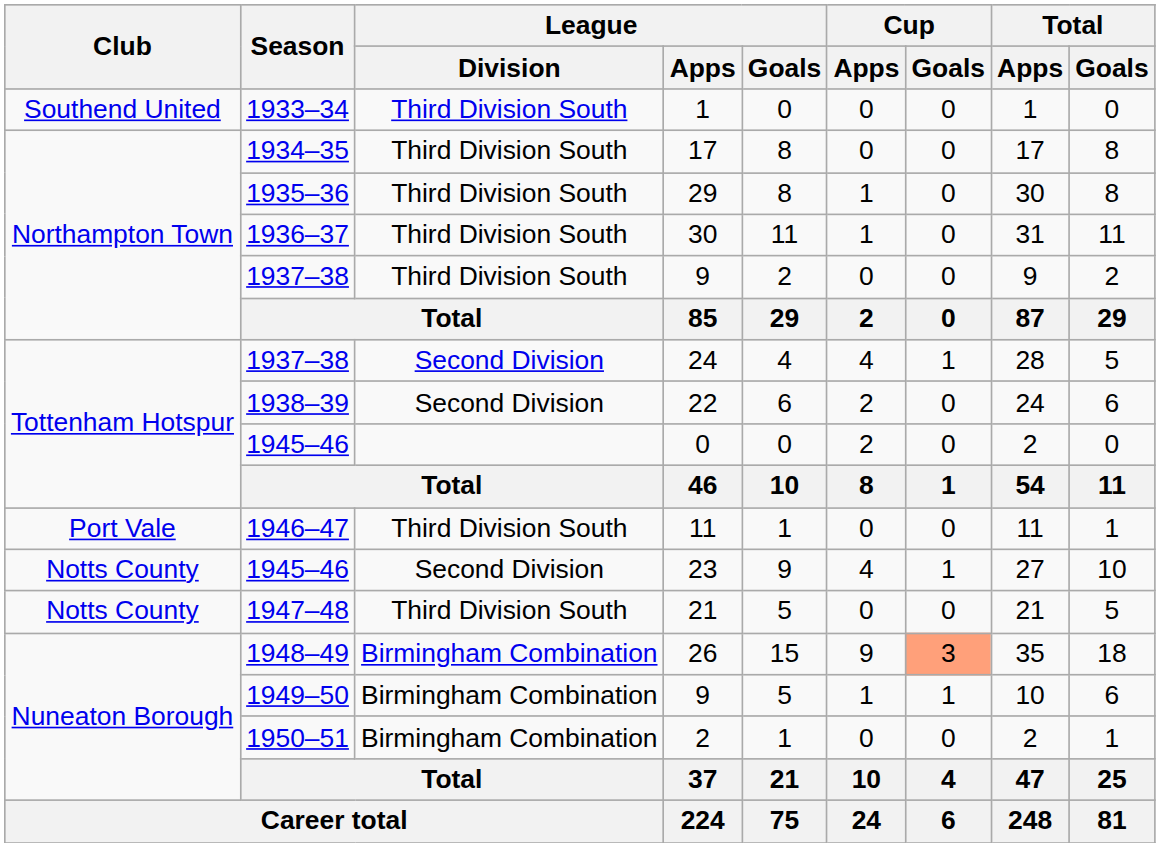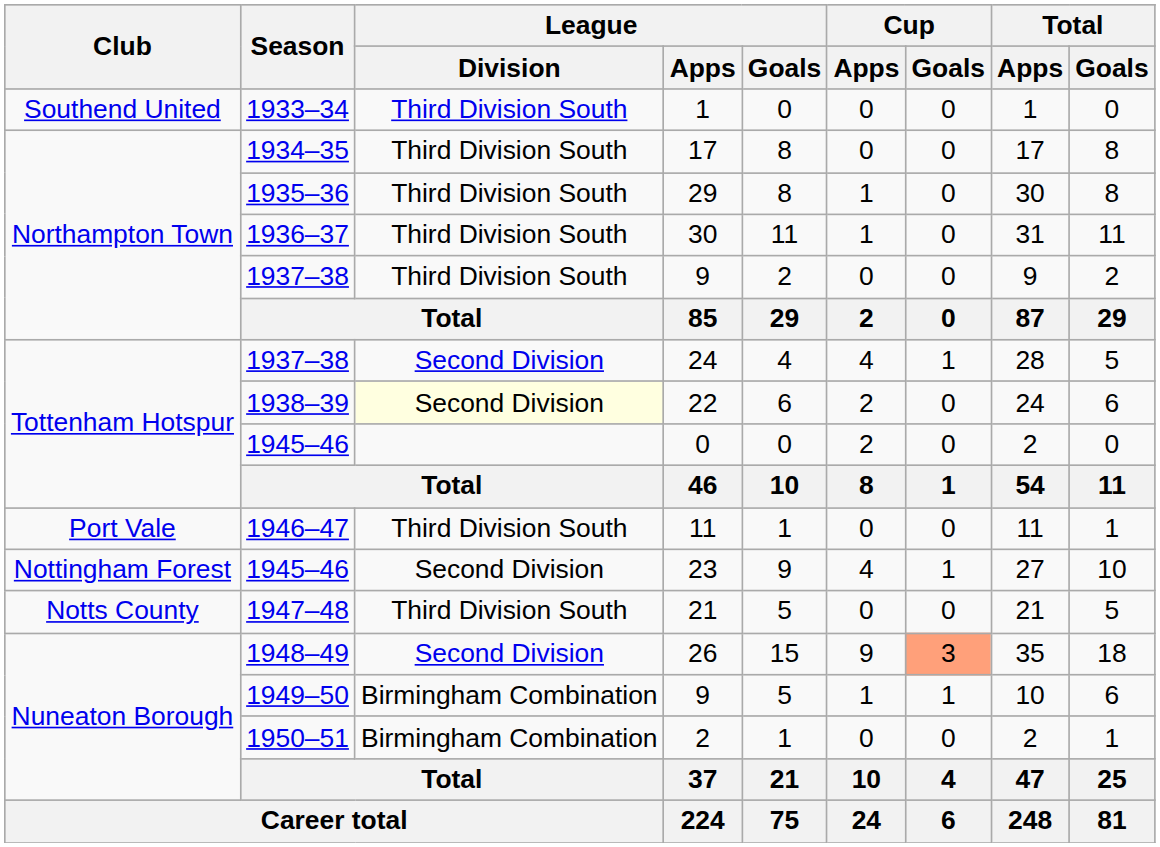(509, 402) no background -> (509, 402) lightyellow background
(122, 569) Notts County -> (122, 569) Nottingham Forest
(509, 653) Birmingham Combination -> (509, 653) Second Division
